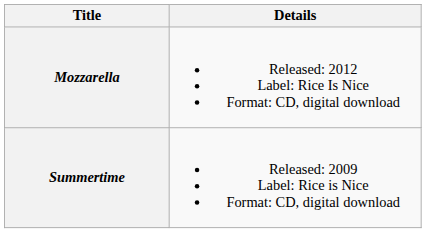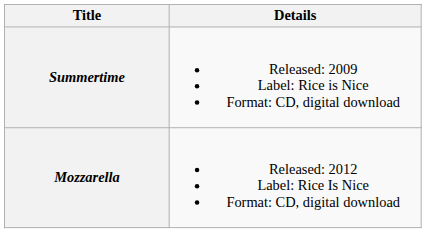rows swapped: (87, 177) <-> (87, 77)
